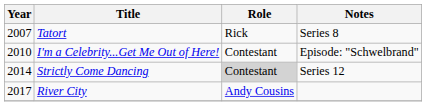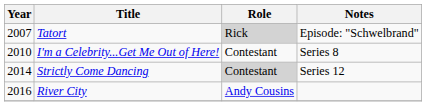(236, 33) no background -> (236, 33) lightgrey background
(319, 33) Series 8 -> (359, 33) Episode: "Schwelbrand"
(359, 52) Episode: "Schwelbrand" -> (319, 52) Series 8
(19, 91) 2017 -> (19, 91) 2016
